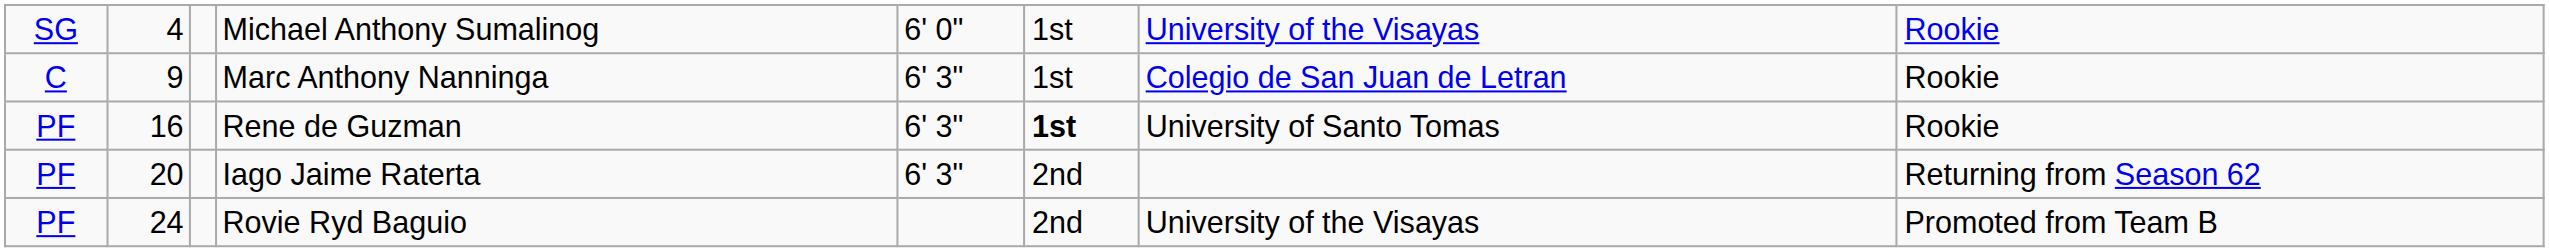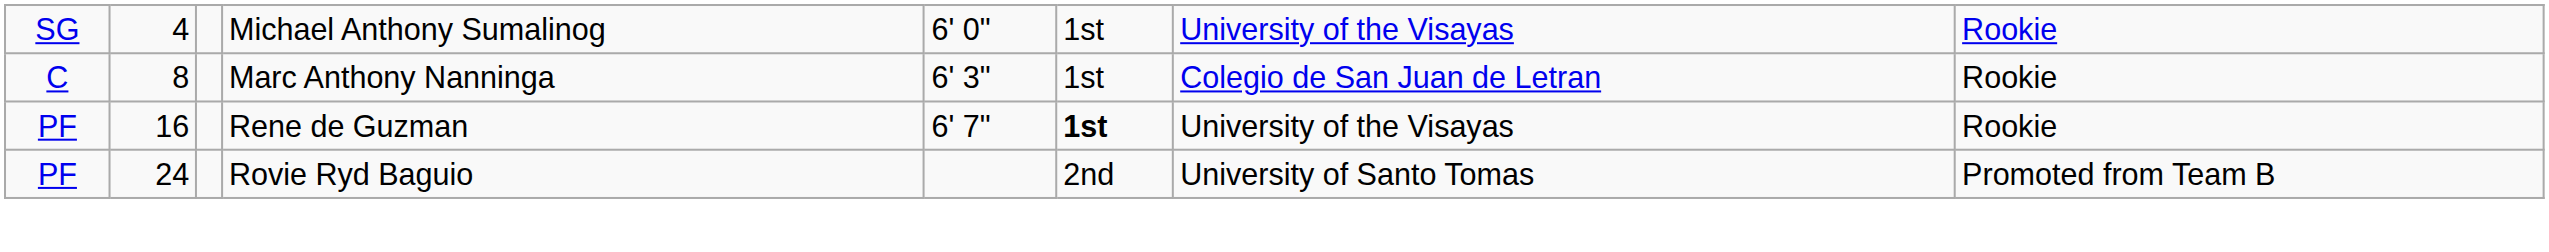(175, 78) 9 -> (181, 78) 8
(934, 126) 6' 3" -> (961, 126) 6' 7"
(1323, 126) University of Santo Tomas -> (1347, 126) University of the Visayas
- row: (352, 174)
(1313, 223) University of the Visayas -> (1357, 174) University of Santo Tomas
